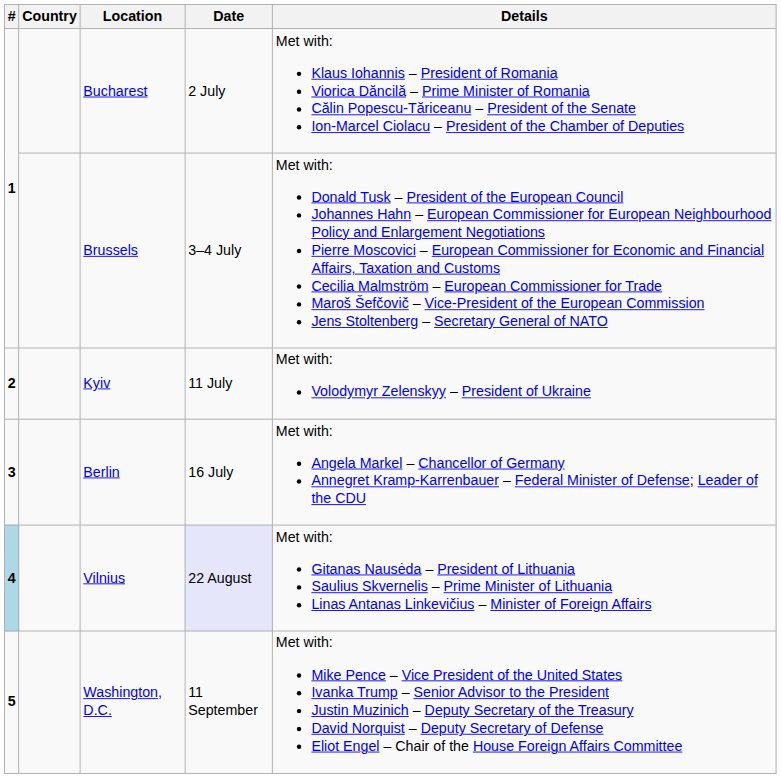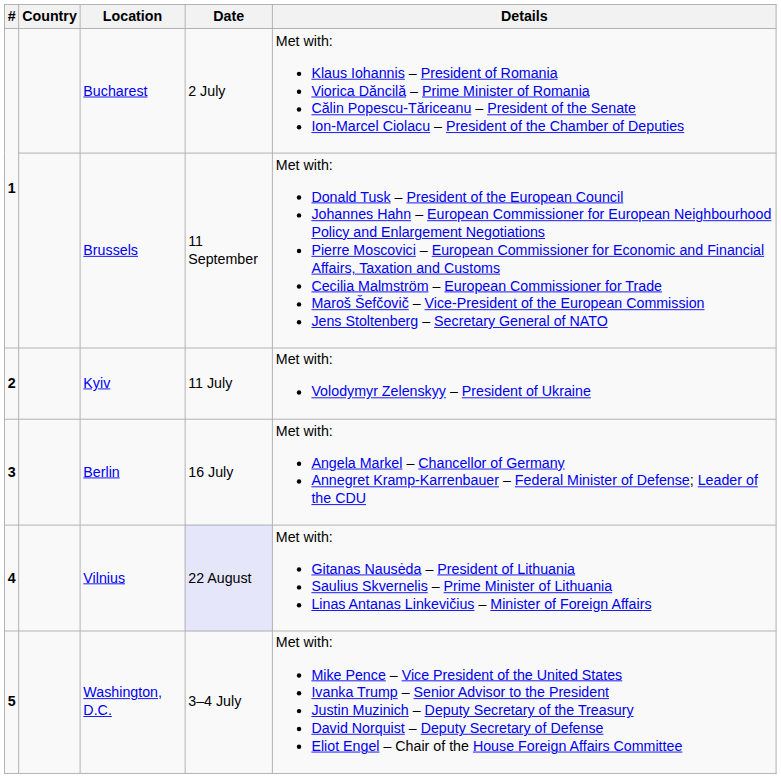(215, 250) 3–4 July -> (223, 250) 11 September
(12, 578) lightblue background -> (12, 578) no background
(223, 702) 11 September -> (215, 702) 3–4 July
